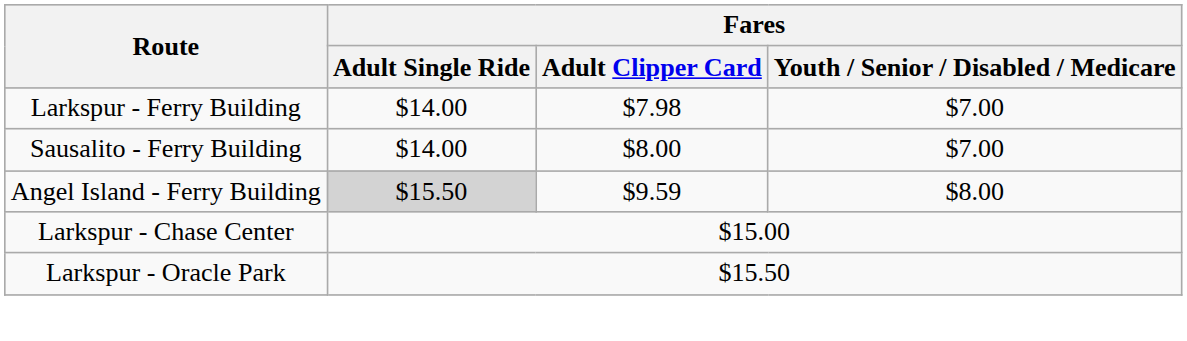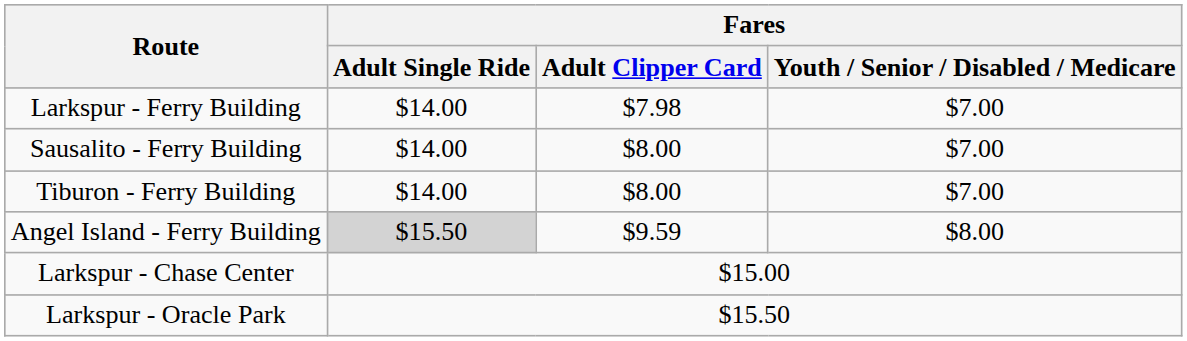+ row: (166, 190)
